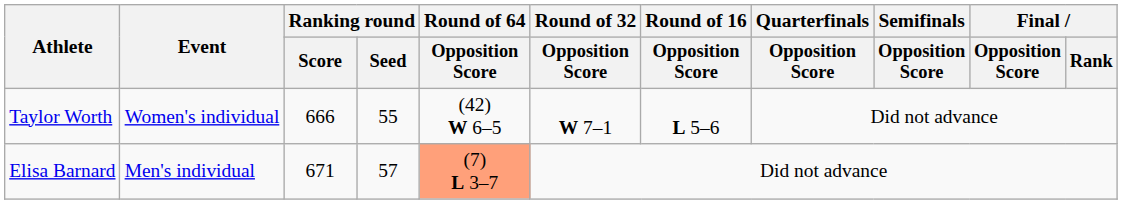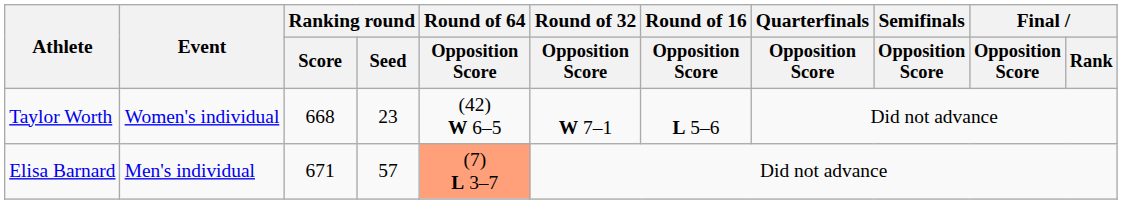(320, 116) 666 -> (320, 116) 668
(388, 116) 55 -> (388, 116) 23
